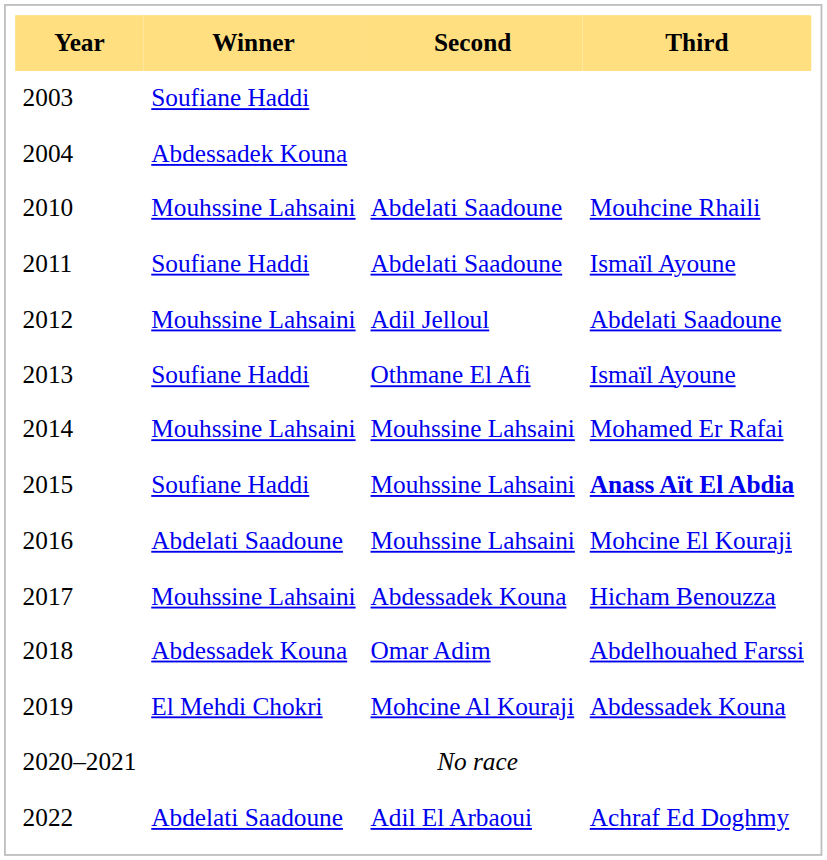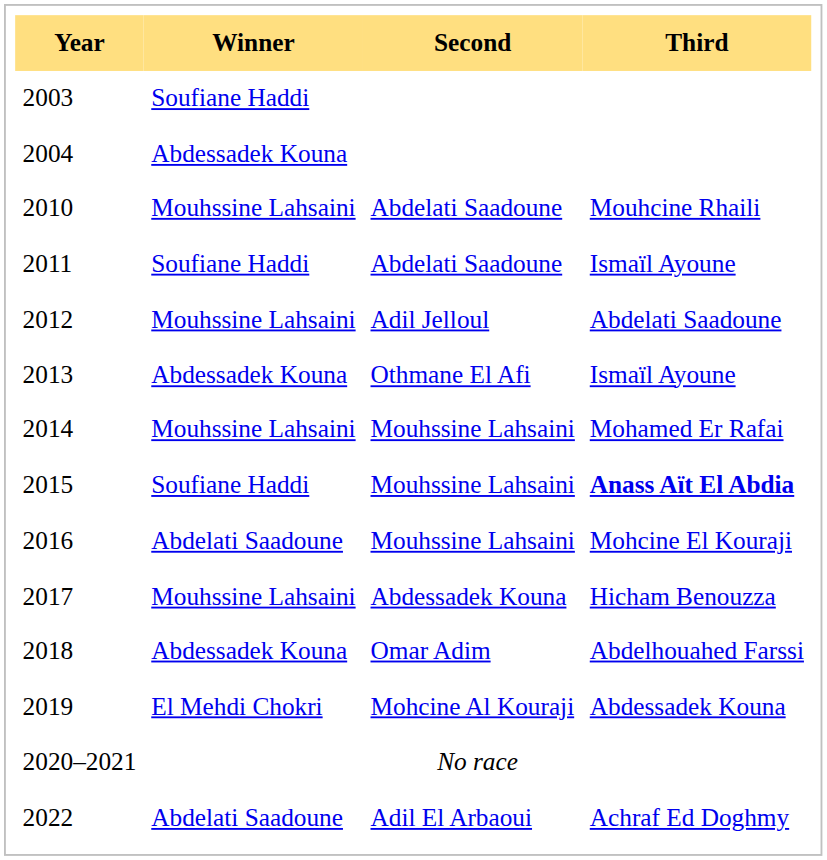(230, 374) Soufiane Haddi -> (249, 374) Abdessadek Kouna
